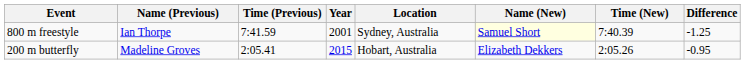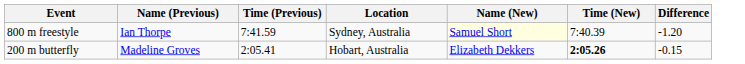- column: (340, 13)
(698, 31) -1.25 -> (670, 31) -1.20
(616, 50) normal -> (588, 50) bold
(698, 50) -0.95 -> (670, 50) -0.15
